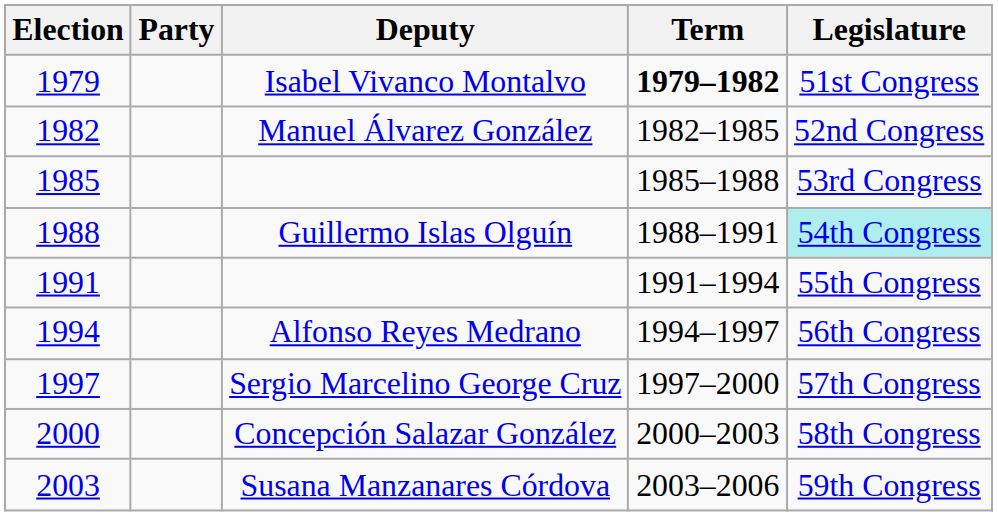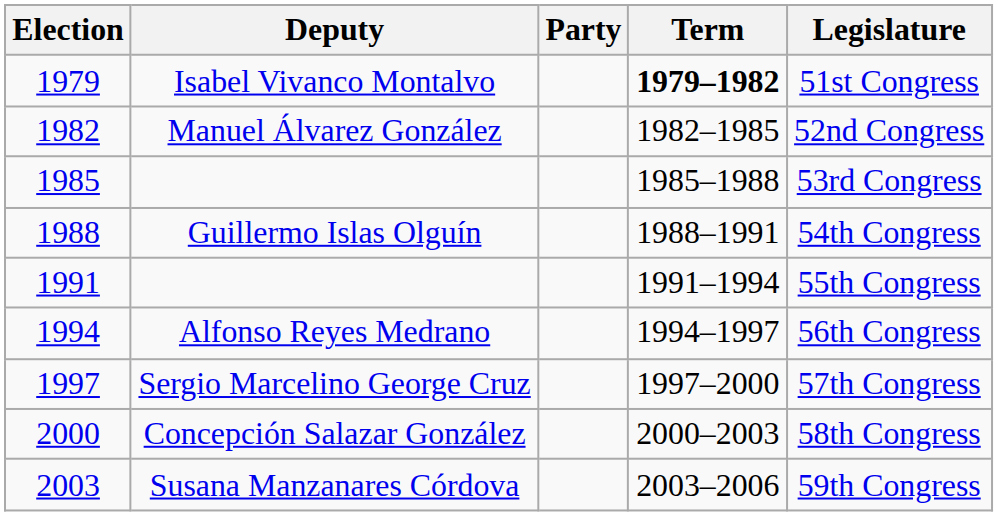columns swapped: (425, 29) <-> (176, 29)
(889, 231) paleturquoise background -> (889, 231) no background
